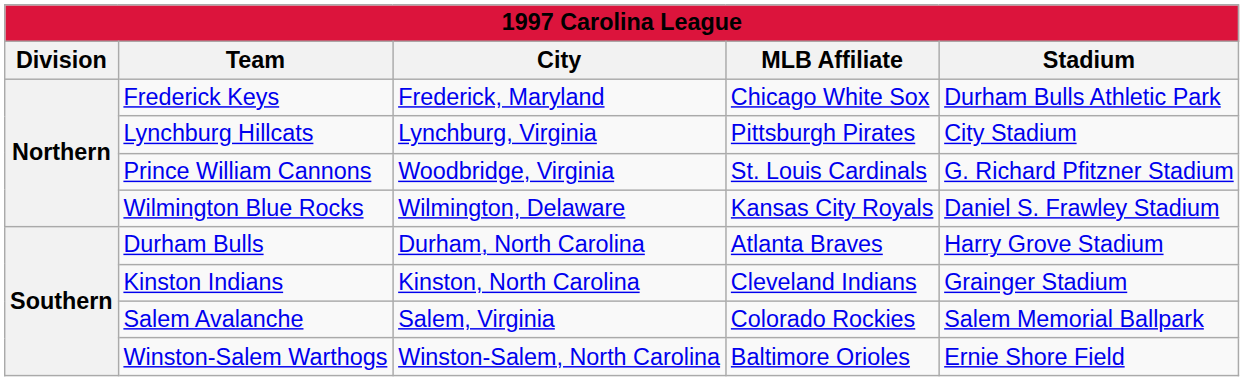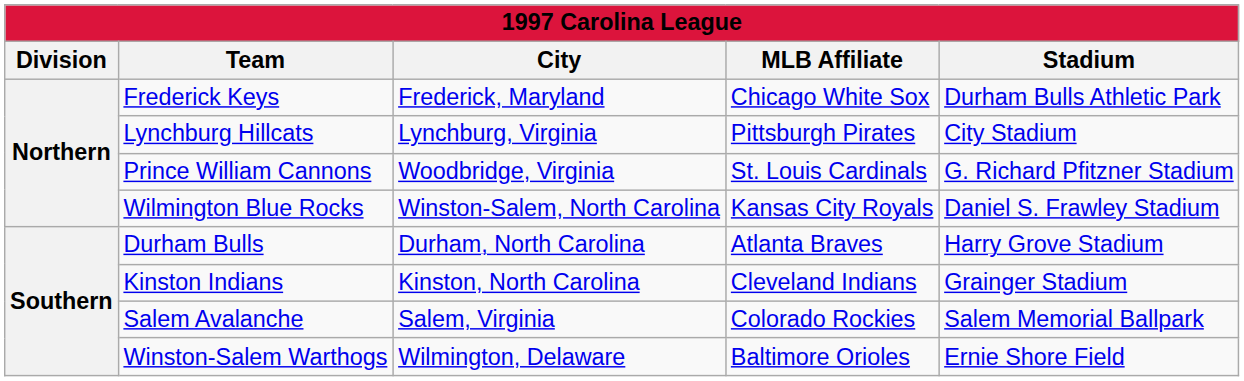(512, 208) Wilmington, Delaware -> (559, 208) Winston-Salem, North Carolina
(559, 356) Winston-Salem, North Carolina -> (512, 356) Wilmington, Delaware
